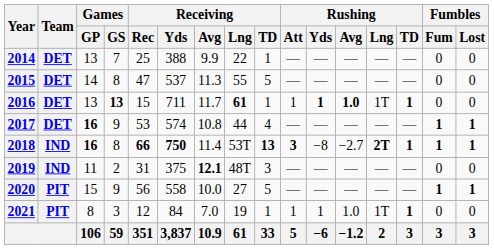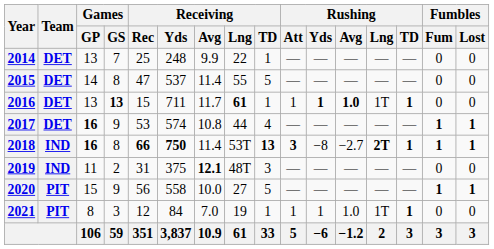(176, 59) 388 -> (176, 59) 248
(210, 80) 11.3 -> (210, 80) 11.4
